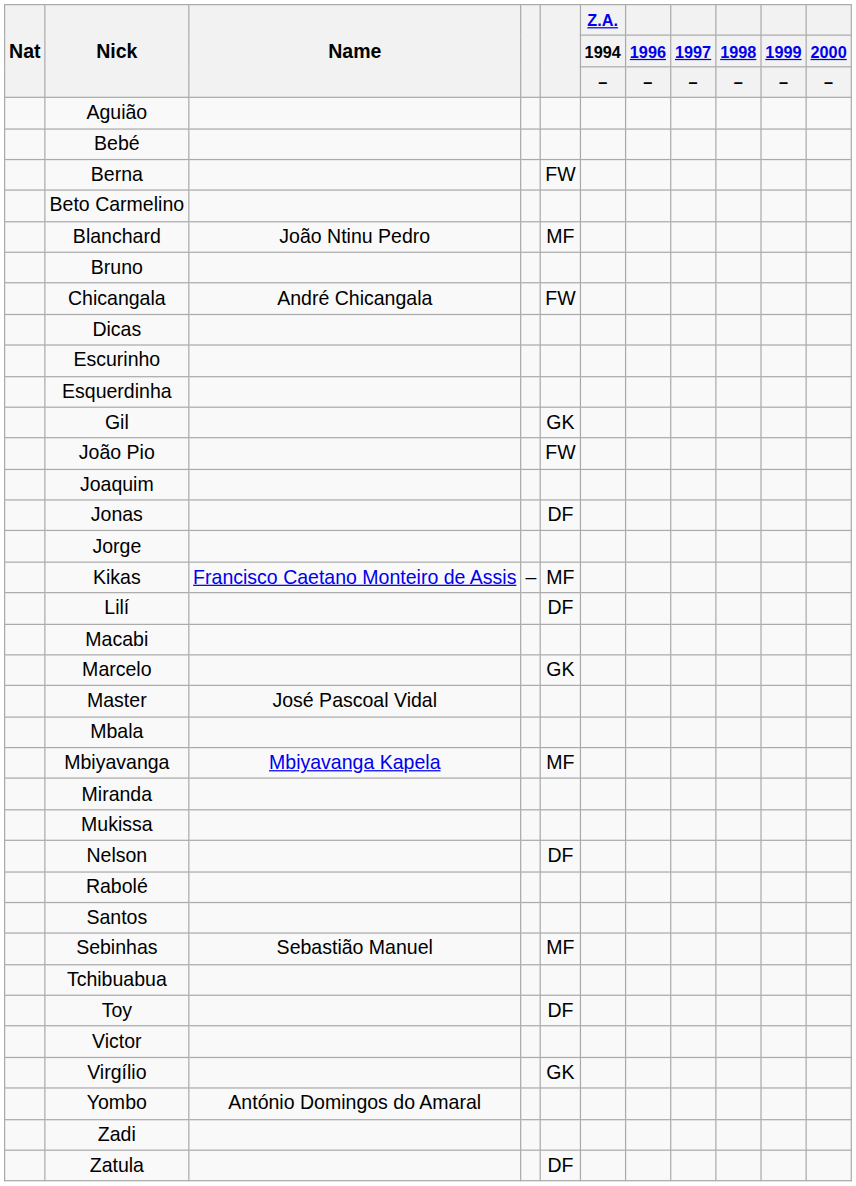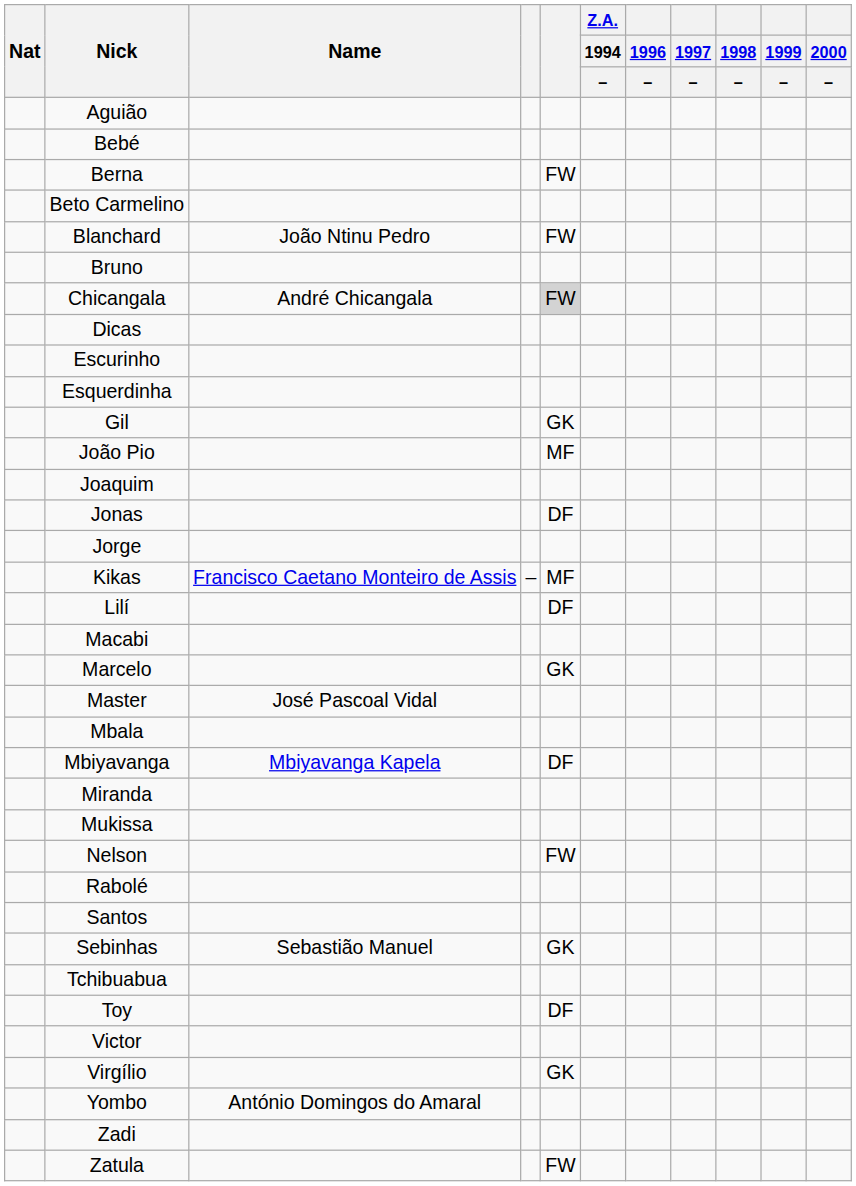(560, 236) MF -> (560, 236) FW
(560, 298) no background -> (560, 298) lightgrey background
(560, 453) FW -> (560, 453) MF
(560, 762) MF -> (560, 762) DF
(560, 855) DF -> (560, 855) FW
(560, 948) MF -> (560, 948) GK
(560, 1165) DF -> (560, 1165) FW
